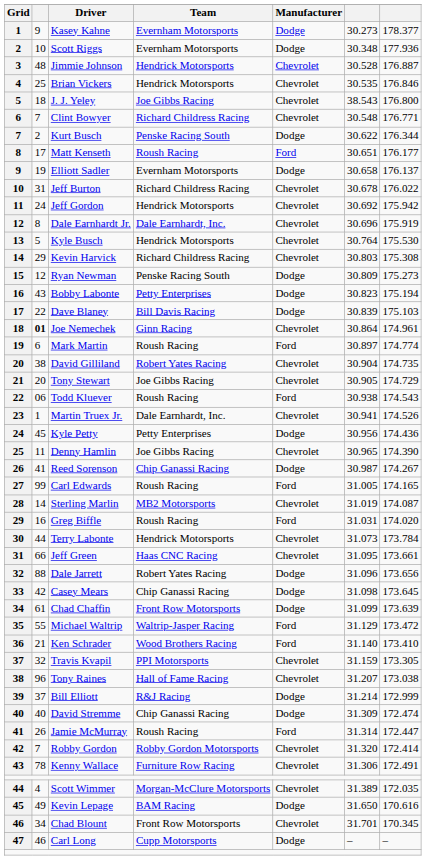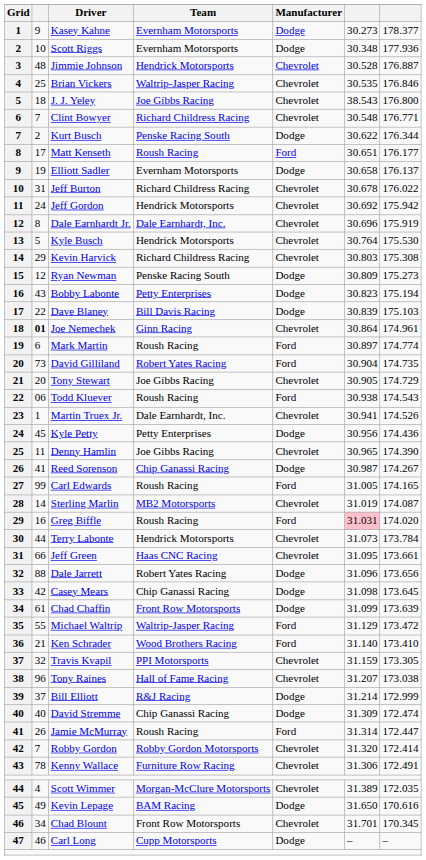(185, 83) Hendrick Motorsports -> (185, 83) Waltrip-Jasper Racing
(40, 363) 38 -> (40, 363) 73
(297, 363) Chevrolet -> (286, 363) Ford
(362, 521) no background -> (362, 521) pink background
